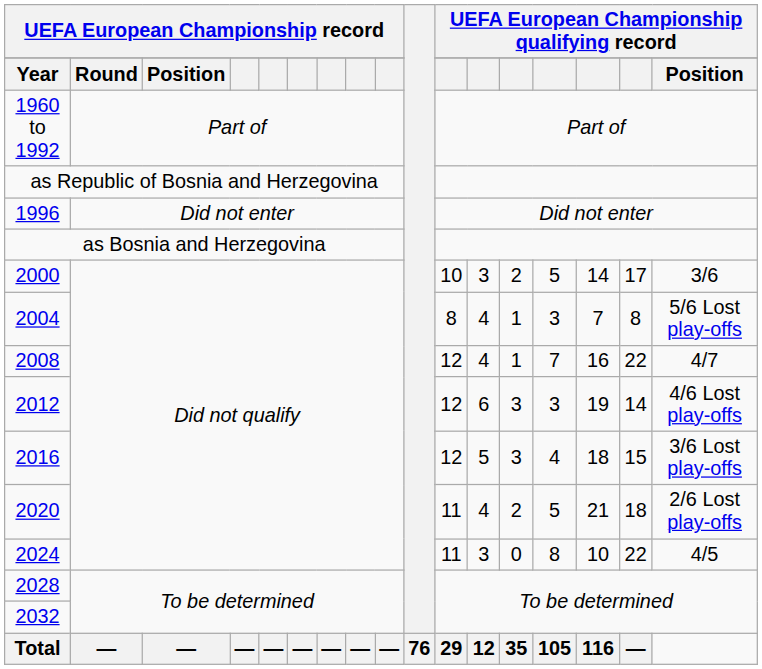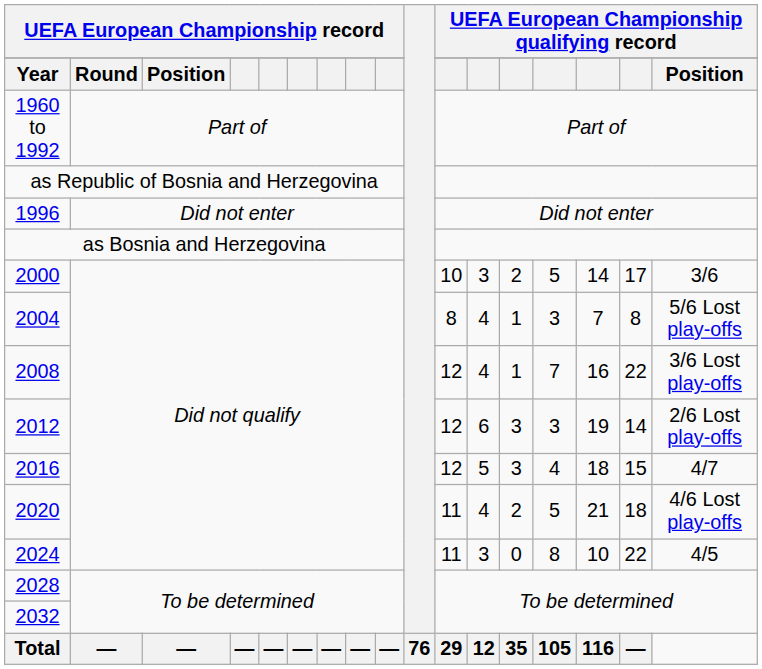(705, 361) 4/7 -> (705, 372) 3/6 Lost play-offs
(705, 403) 4/6 Lost play-offs -> (705, 426) 2/6 Lost play-offs
(705, 457) 3/6 Lost play-offs -> (705, 468) 4/7
(705, 511) 2/6 Lost play-offs -> (705, 511) 4/6 Lost play-offs
